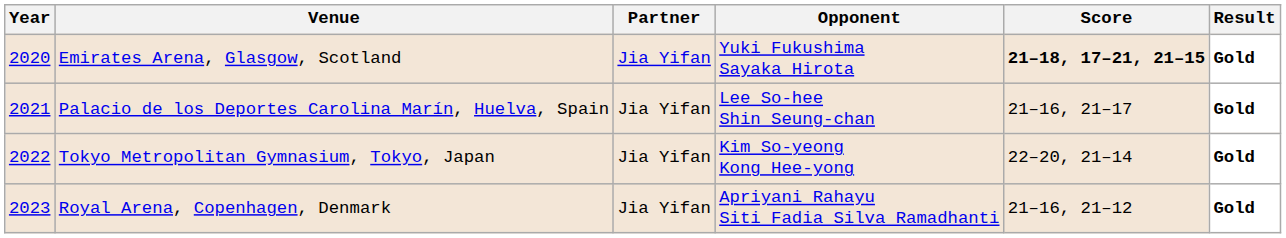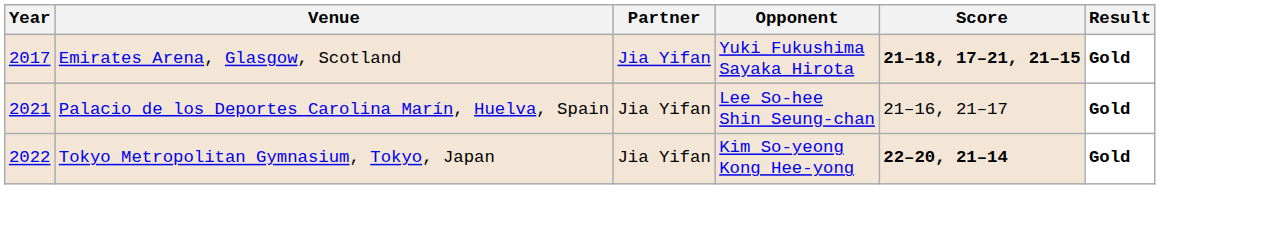(30, 58) 2020 -> (30, 58) 2017
(1070, 158) normal -> (946, 158) bold
- row: (225, 208)
